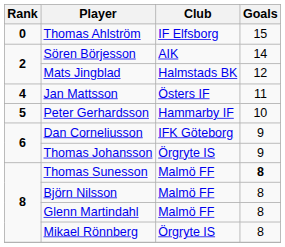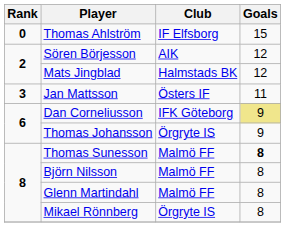(260, 53) 14 -> (260, 53) 12
(23, 93) 4 -> (23, 93) 3
- row: (96, 113)
(260, 133) no background -> (260, 113) khaki background
